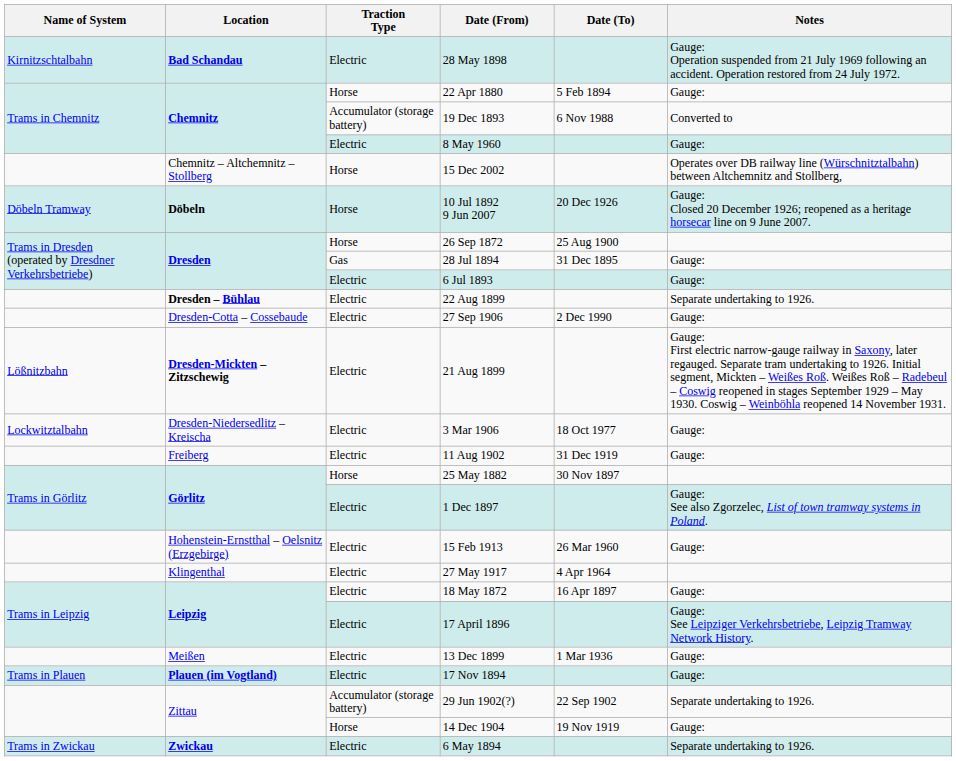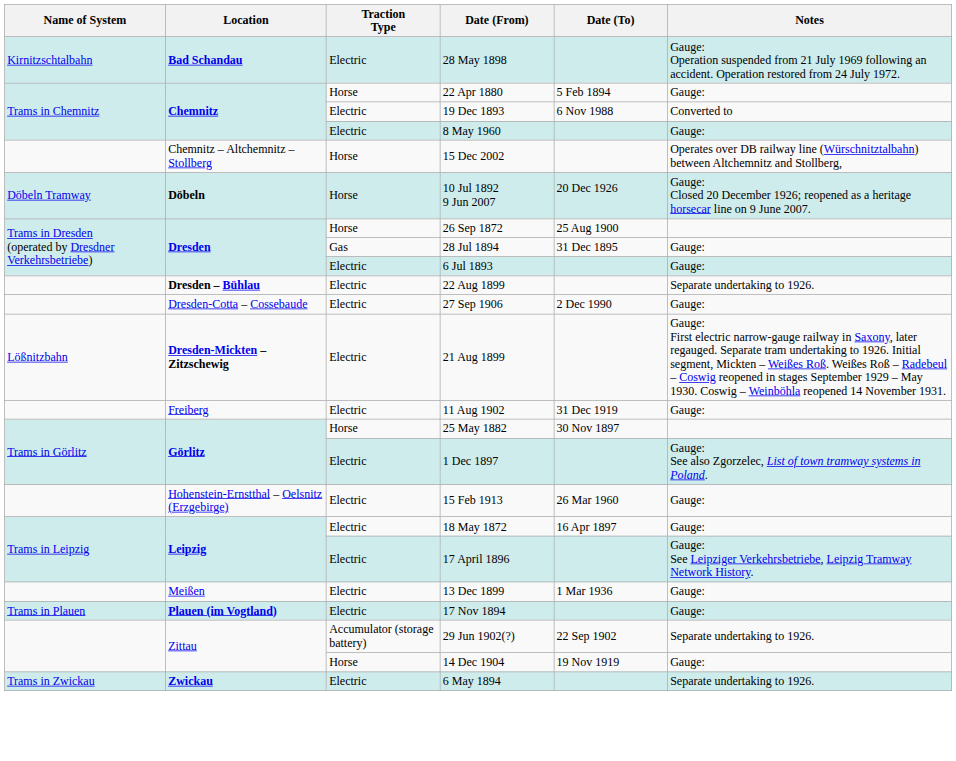(381, 118) Accumulator (storage battery) -> (348, 111) Electric
- row: (471, 430)
- row: (475, 572)
